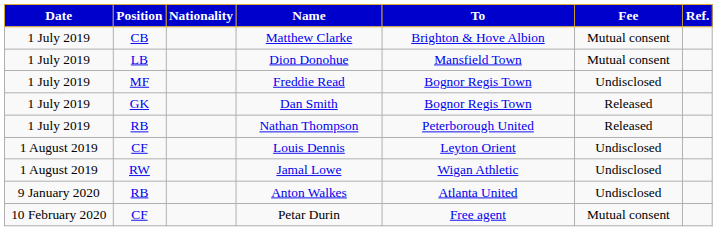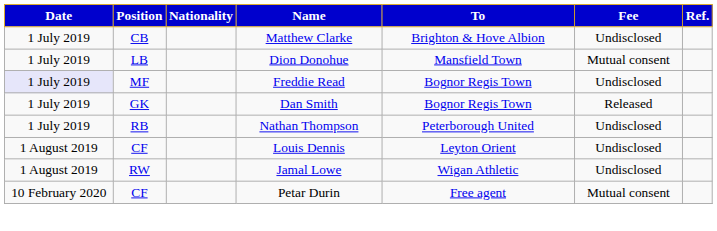(628, 38) Mutual consent -> (628, 38) Undisclosed
(59, 82) no background -> (59, 82) lavender background
(628, 126) Released -> (628, 126) Undisclosed
- row: (309, 192)
